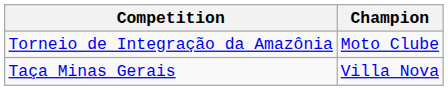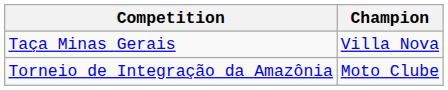rows swapped: (92, 71) <-> (171, 45)
